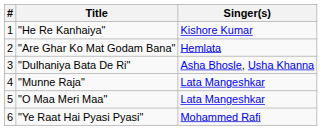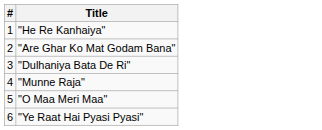- column: (247, 13)
